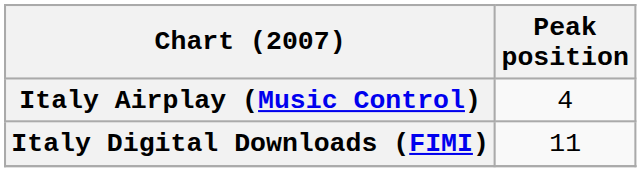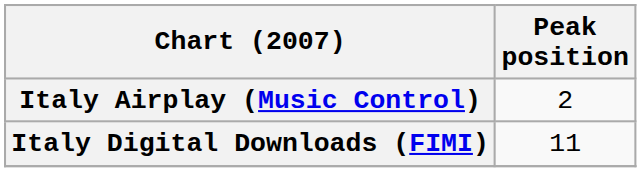(565, 100) 4 -> (565, 100) 2
